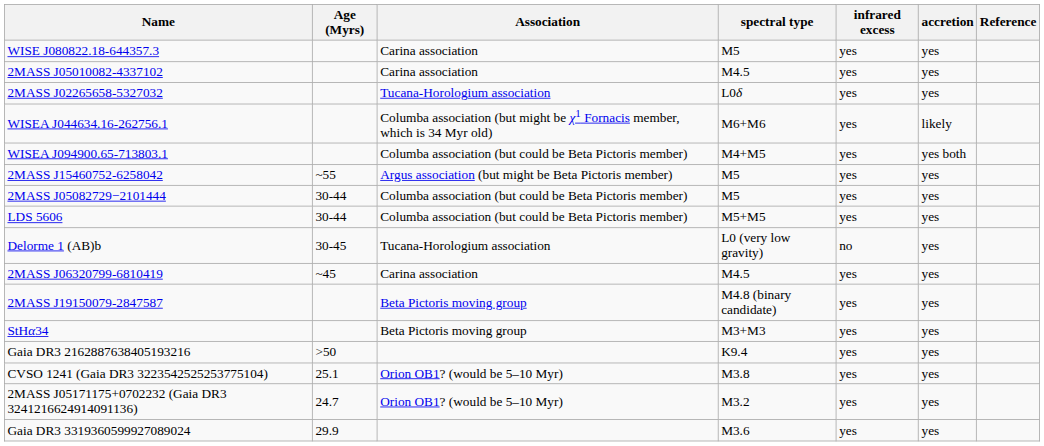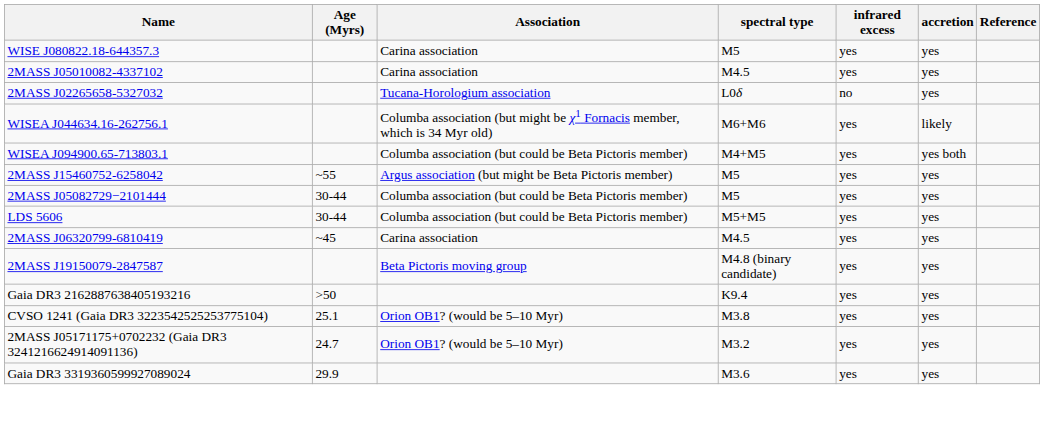(848, 93) yes -> (846, 93) no
- row: (54, 245)
- row: (28, 331)
